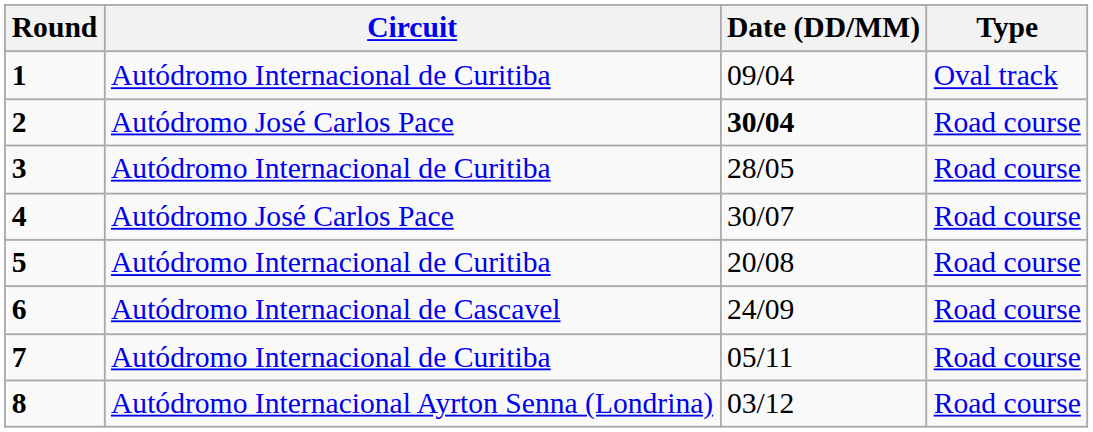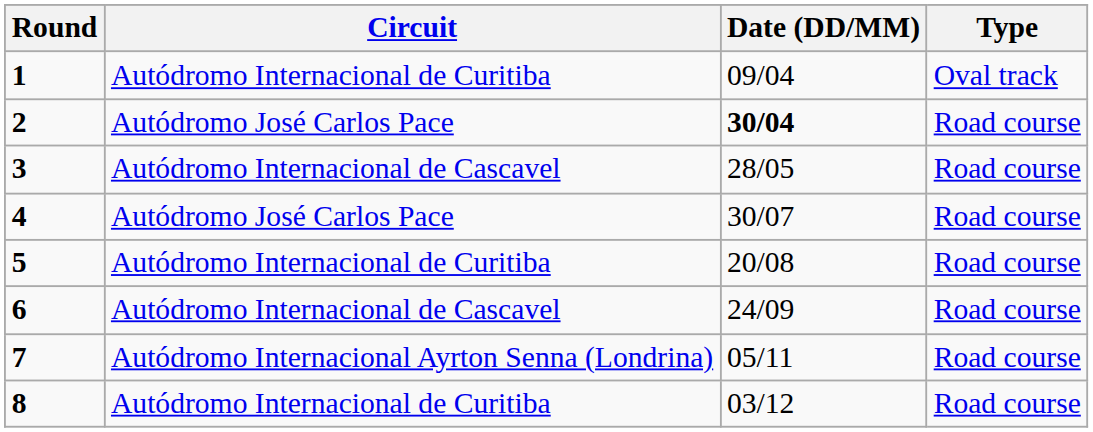(331, 168) Autódromo Internacional de Curitiba -> (336, 168) Autódromo Internacional de Cascavel
(331, 356) Autódromo Internacional de Curitiba -> (412, 356) Autódromo Internacional Ayrton Senna (Londrina)
(412, 403) Autódromo Internacional Ayrton Senna (Londrina) -> (331, 403) Autódromo Internacional de Curitiba
